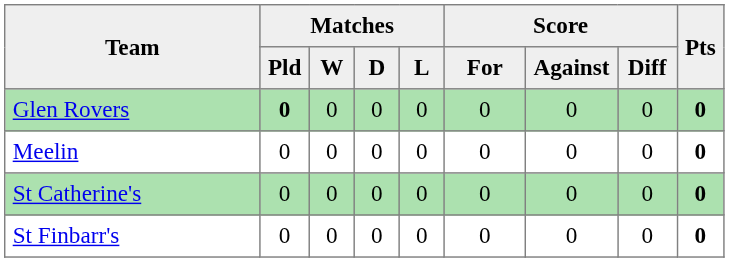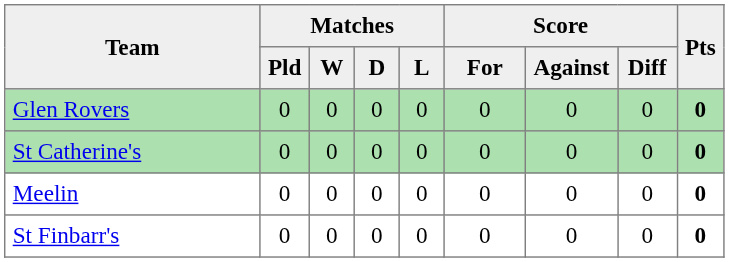(285, 109) bold -> (285, 109) normal
rows swapped: (77, 193) <-> (46, 151)
